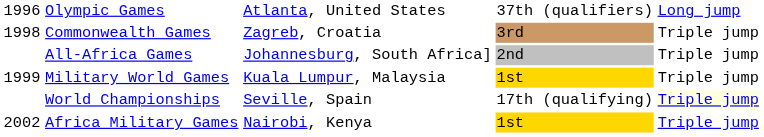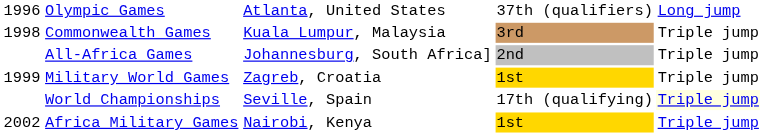(312, 33) Zagreb, Croatia -> (344, 33) Kuala Lumpur, Malaysia
(344, 78) Kuala Lumpur, Malaysia -> (312, 78) Zagreb, Croatia
